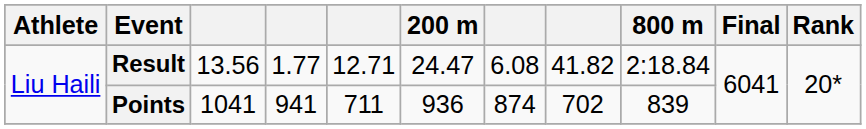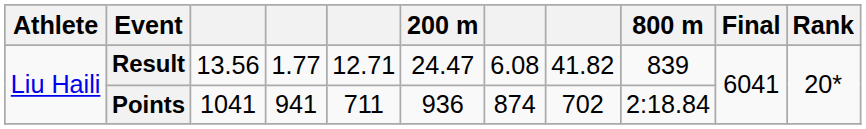(668, 65) 2:18.84 -> (668, 65) 839
(668, 105) 839 -> (668, 105) 2:18.84
